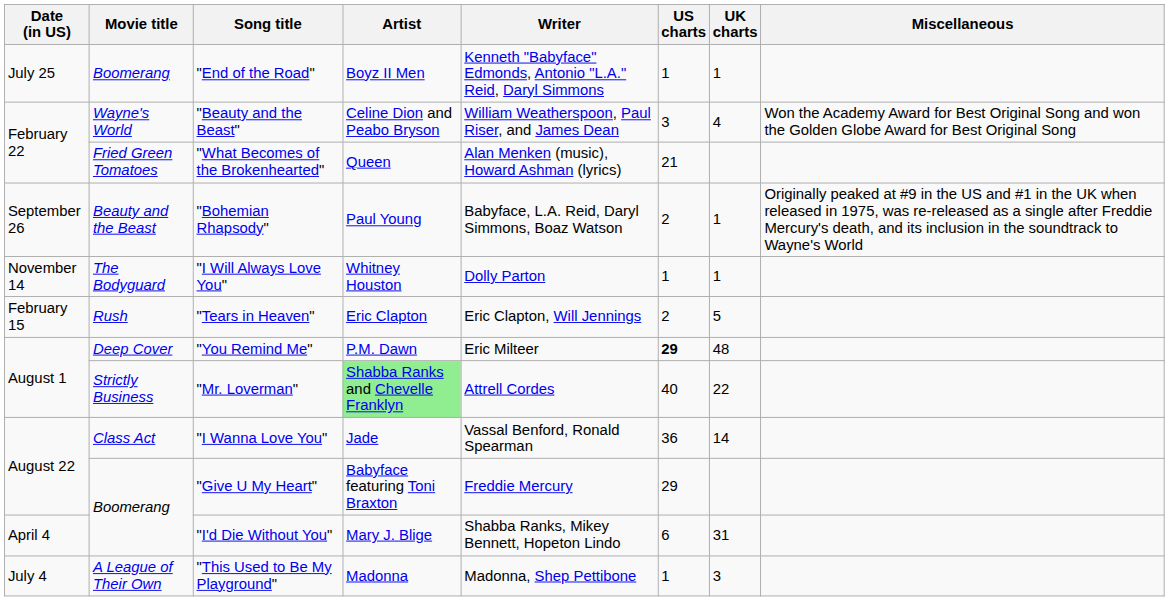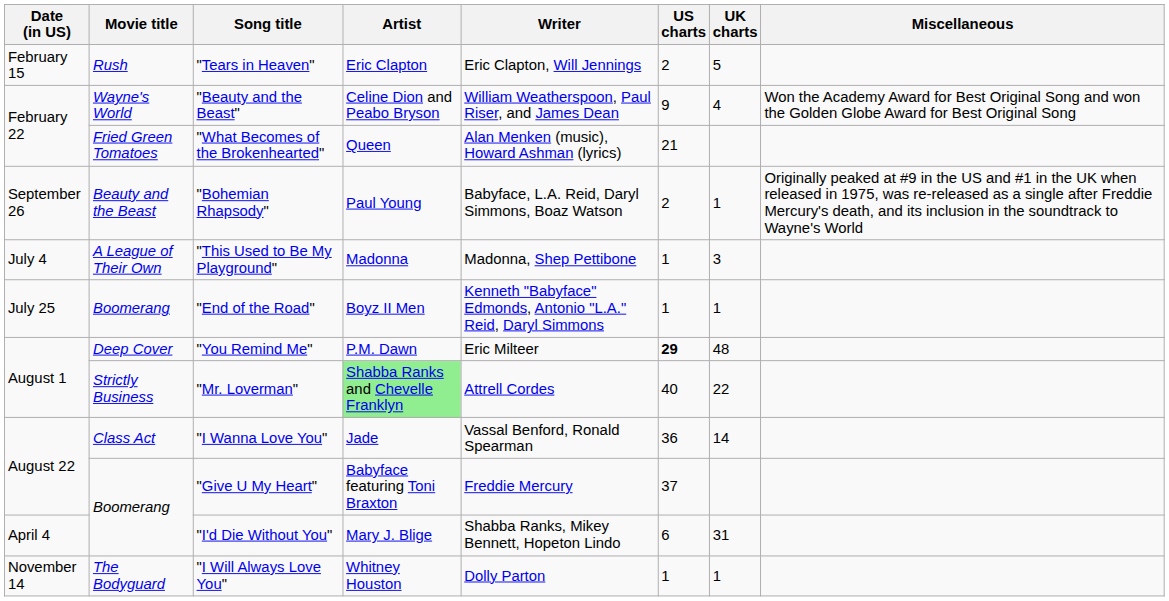rows swapped: (256, 316) <-> (256, 73)
(665, 122) 3 -> (665, 105) 9
rows swapped: (264, 575) <-> (259, 276)
(670, 486) 29 -> (670, 486) 37
